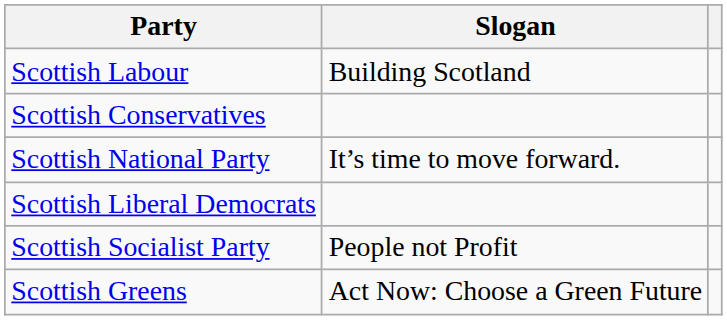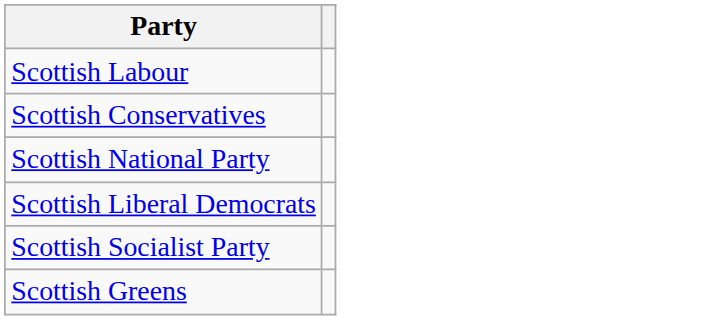- column: (515, 26)
